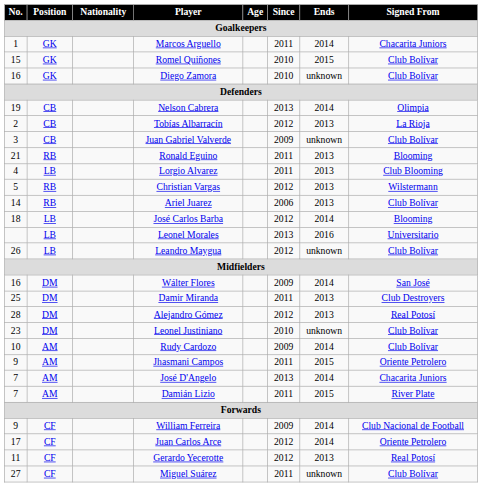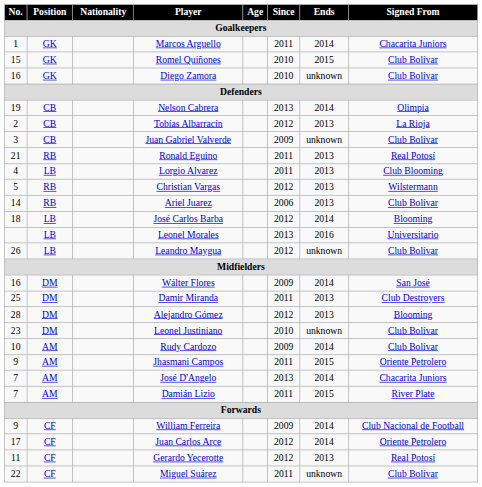(413, 156) Blooming -> (413, 156) Real Potosí
(413, 315) Real Potosí -> (413, 315) Blooming
(16, 474) 27 -> (16, 474) 22
